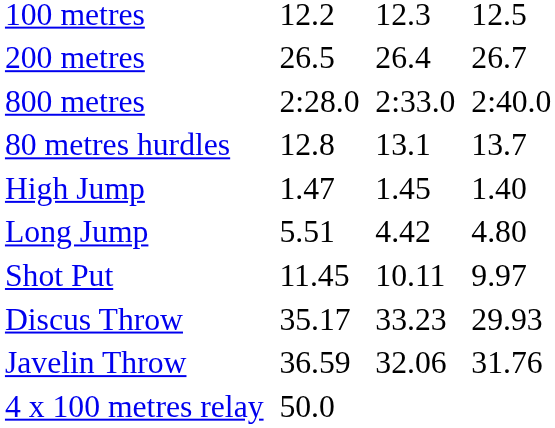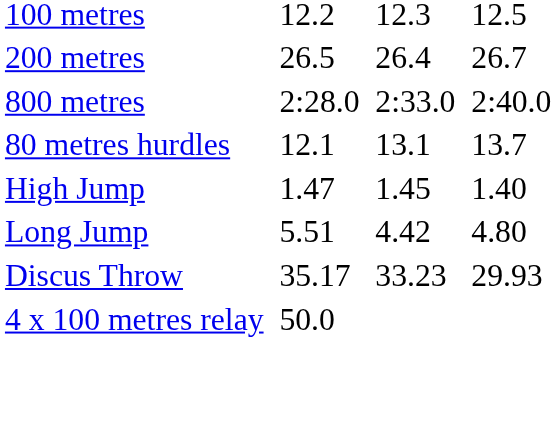(307, 144) 12.8 -> (307, 144) 12.1
- row: (59, 275)
- row: (96, 362)
